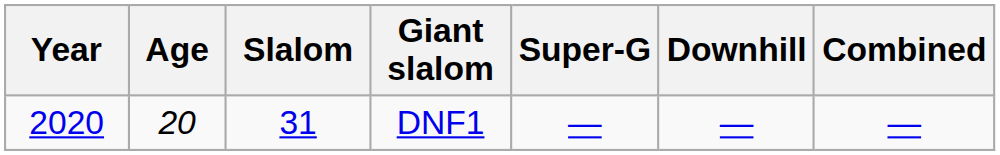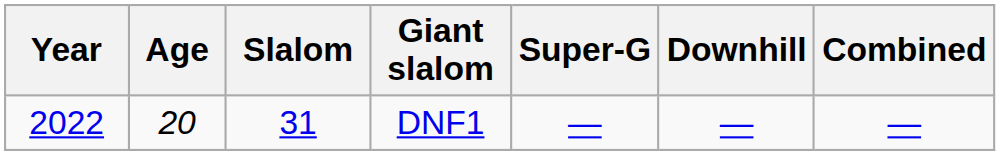(67, 122) 2020 -> (67, 122) 2022
